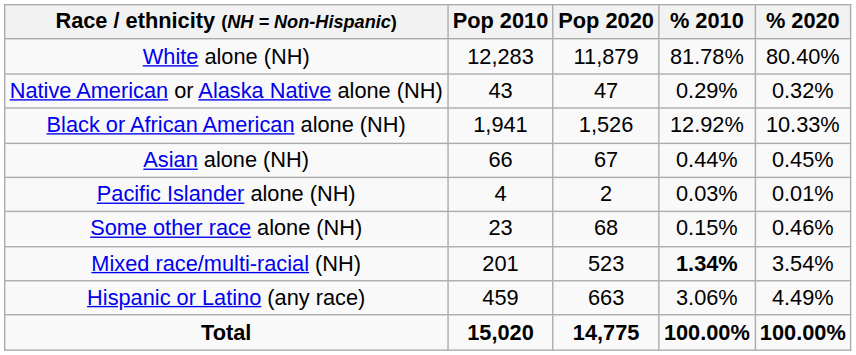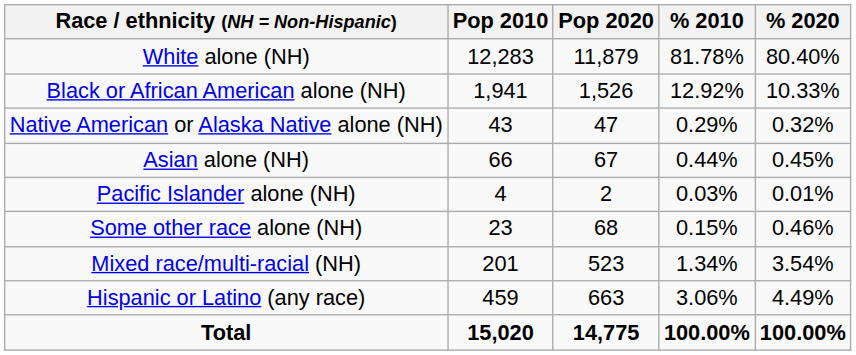rows swapped: (226, 125) <-> (226, 90)
(707, 263) bold -> (707, 263) normal
